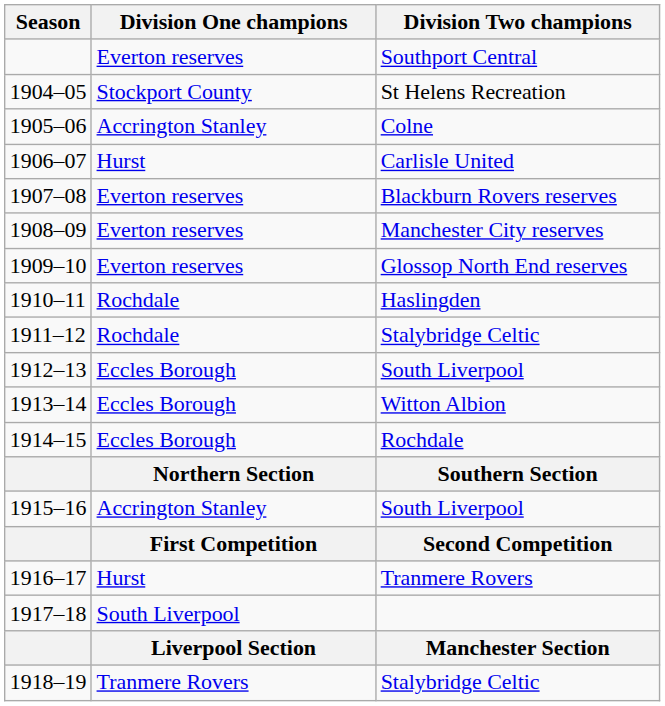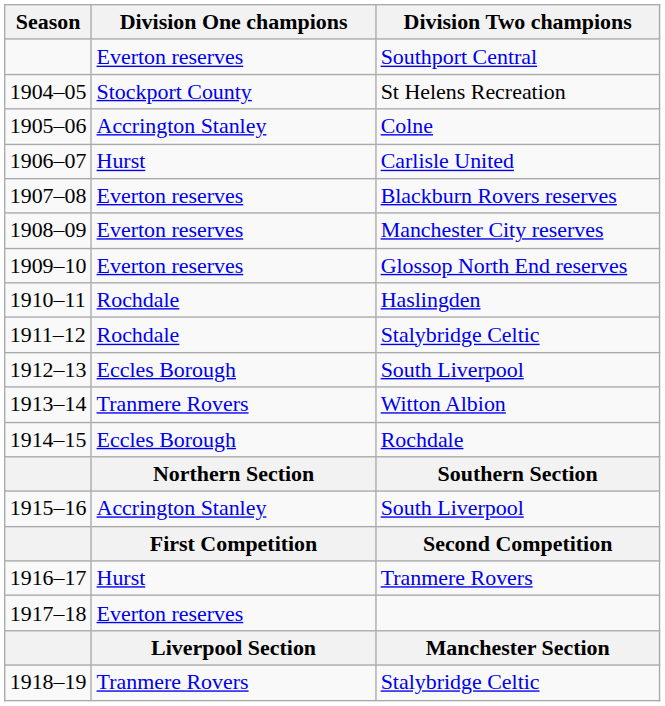(166, 404) Eccles Borough -> (173, 404) Tranmere Rovers
(168, 612) South Liverpool -> (170, 612) Everton reserves
